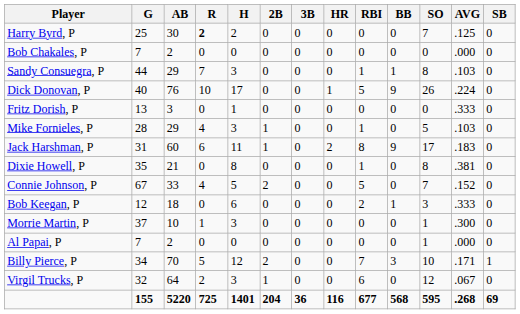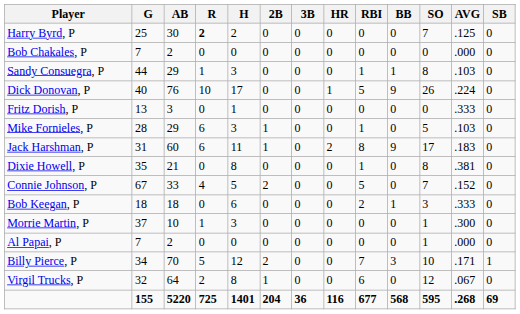(202, 71) 7 -> (202, 71) 1
(202, 128) 4 -> (202, 128) 6
(141, 204) 12 -> (141, 204) 18
(234, 280) 3 -> (234, 280) 8
